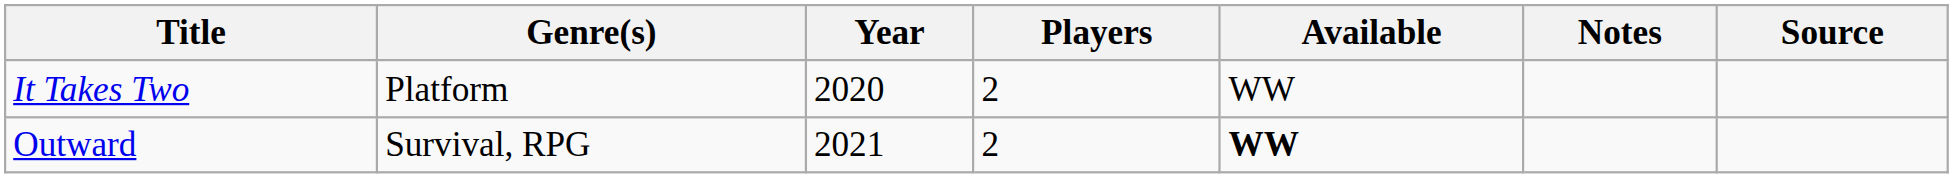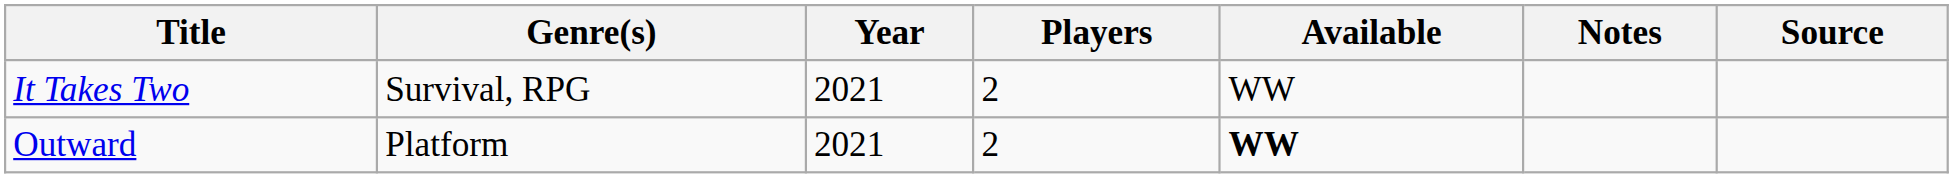(447, 88) Platform -> (488, 88) Survival, RPG
(849, 88) 2020 -> (849, 88) 2021
(488, 144) Survival, RPG -> (447, 144) Platform
